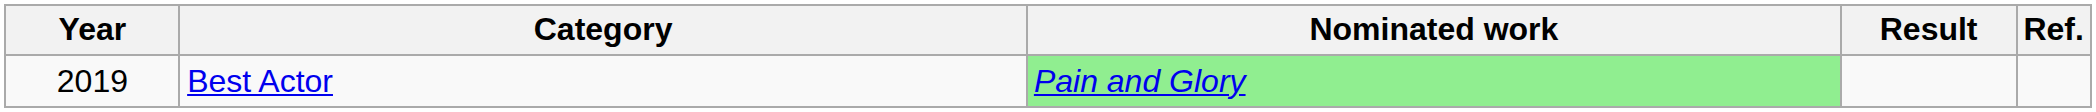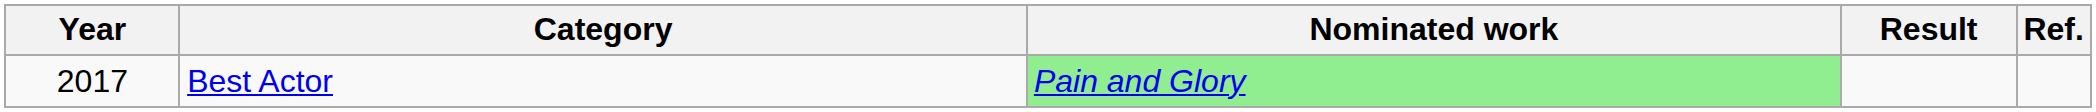(92, 80) 2019 -> (92, 80) 2017
